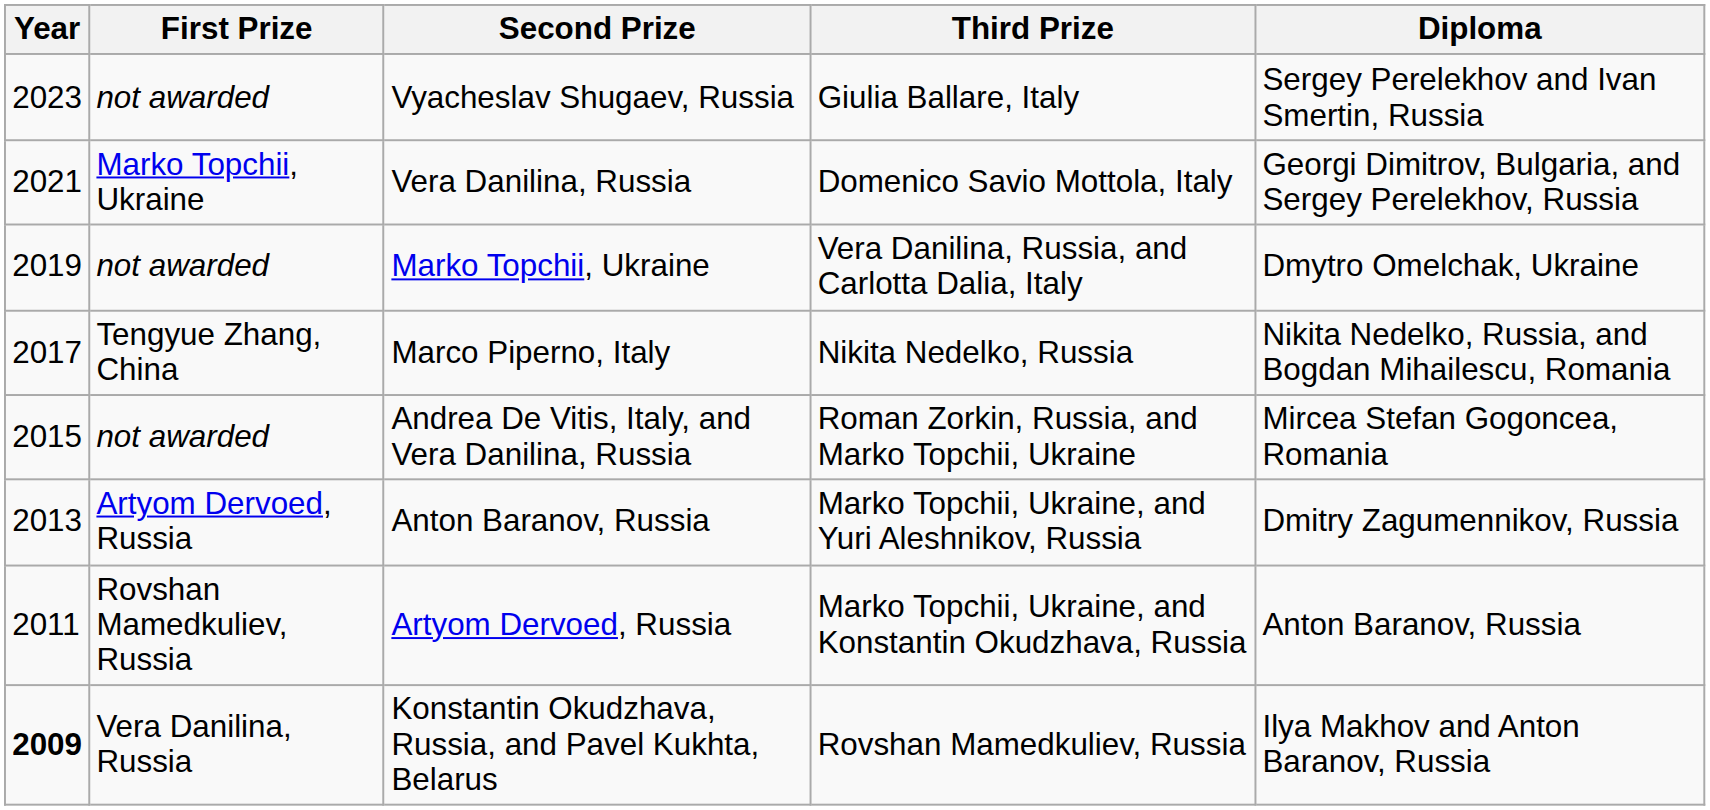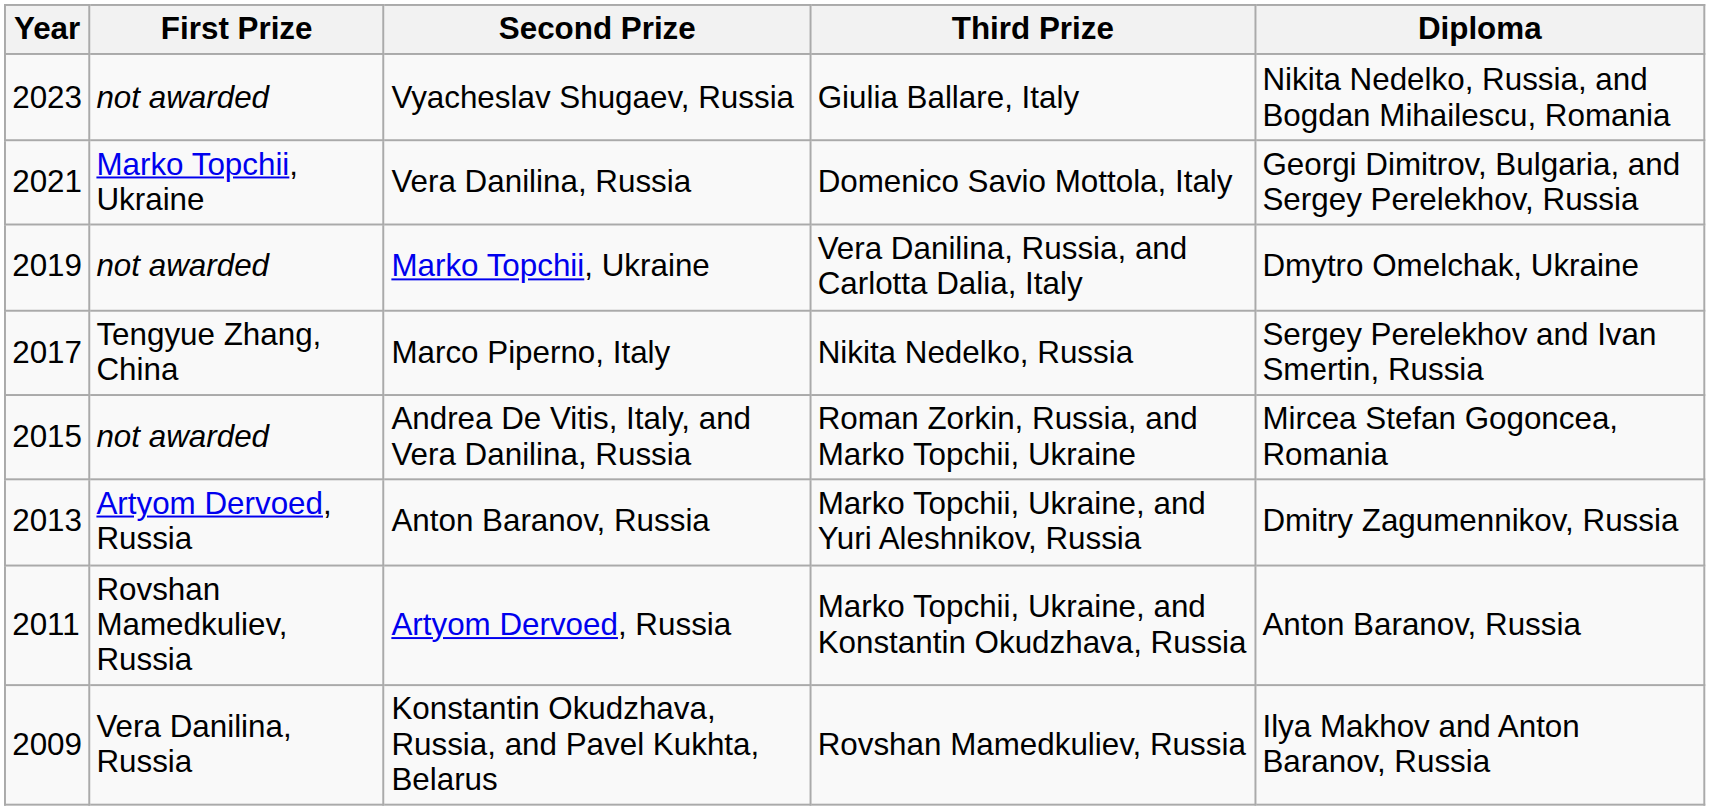(1459, 96) Sergey Perelekhov and Ivan Smertin, Russia -> (1466, 96) Nikita Nedelko, Russia, and Bogdan Mihailescu, Romania
(1466, 351) Nikita Nedelko, Russia, and Bogdan Mihailescu, Romania -> (1459, 351) Sergey Perelekhov and Ivan Smertin, Russia
(47, 744) bold -> (47, 744) normal
